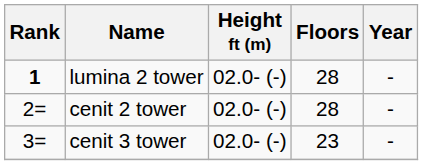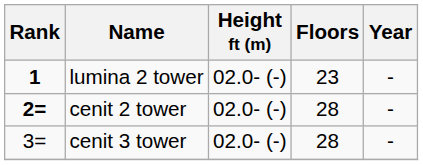(328, 76) 28 -> (328, 76) 23
(35, 109) normal -> (35, 109) bold
(328, 142) 23 -> (328, 142) 28
